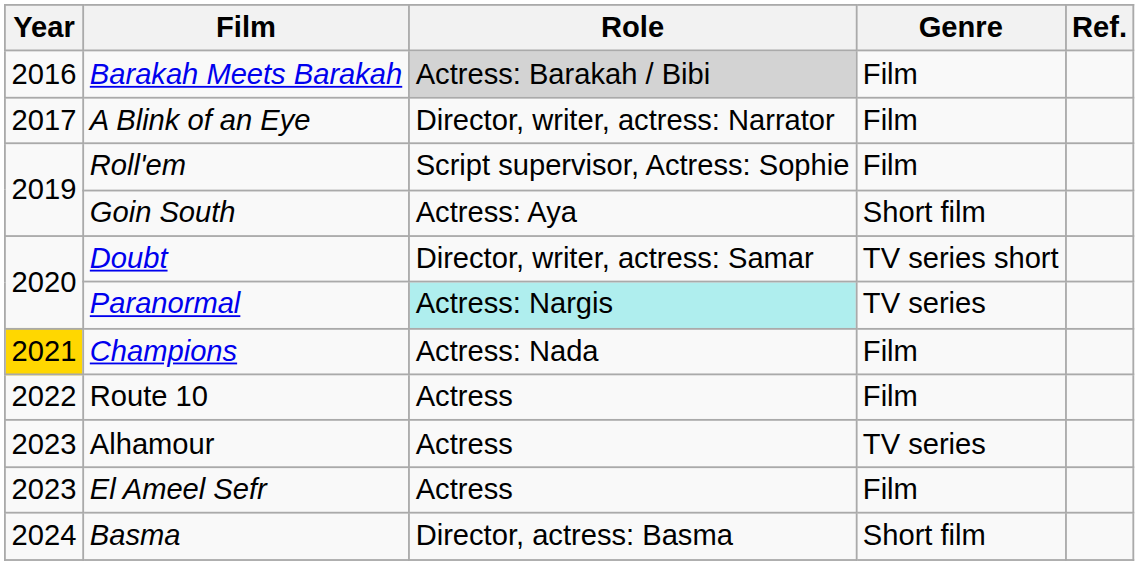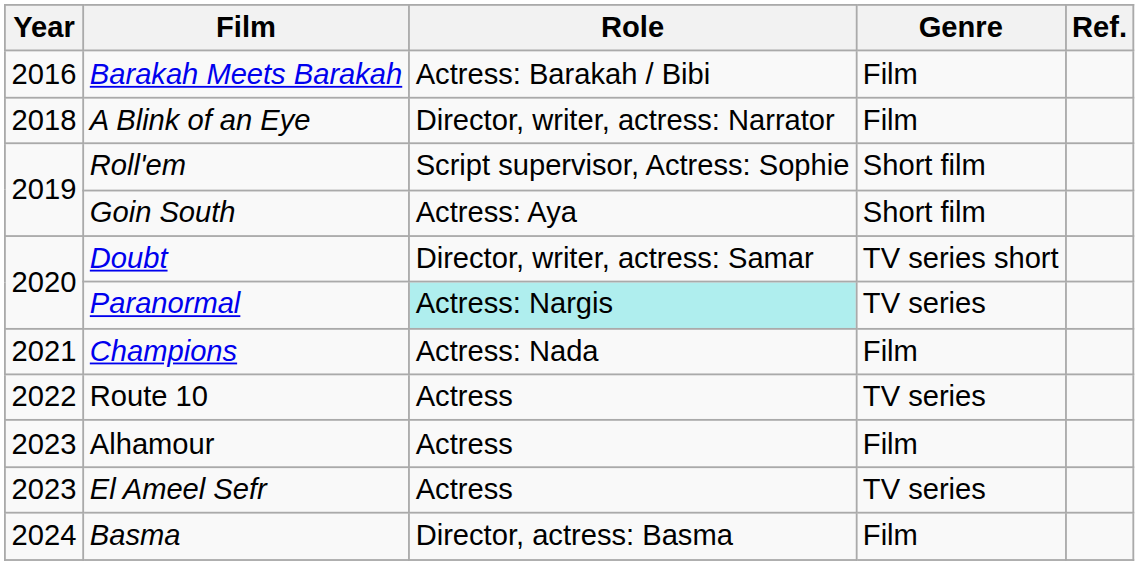(563, 73) lightgrey background -> (563, 73) no background
(44, 119) 2017 -> (44, 119) 2018
(890, 166) Film -> (924, 166) Short film
(44, 350) gold background -> (44, 350) no background
(890, 397) Film -> (924, 397) TV series
(924, 443) TV series -> (890, 443) Film
(890, 489) Film -> (924, 489) TV series
(924, 535) Short film -> (890, 535) Film
